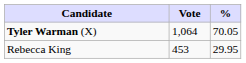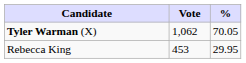(185, 31) 1,064 -> (185, 31) 1,062
